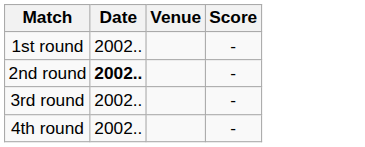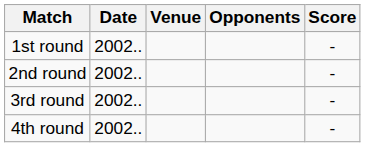+ column: (255, 18)
(118, 73) bold -> (118, 73) normal
